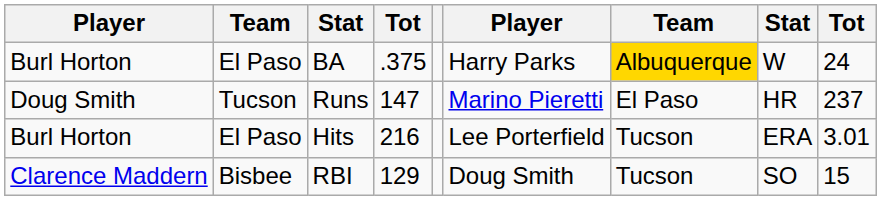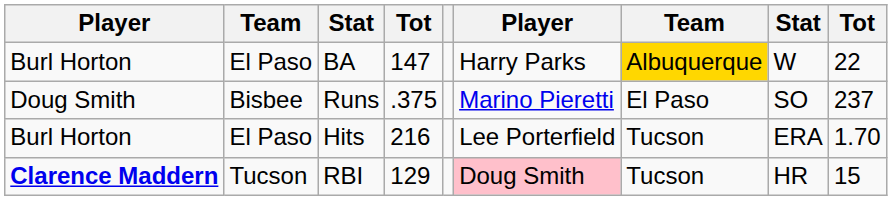(403, 61) .375 -> (410, 61) 147
(837, 61) 24 -> (847, 61) 22
(258, 99) Tucson -> (266, 99) Bisbee
(400, 99) 147 -> (414, 99) .375
(780, 99) HR -> (791, 99) SO
(847, 137) 3.01 -> (857, 137) 1.70
(109, 175) normal -> (114, 175) bold
(255, 175) Bisbee -> (268, 175) Tucson
(511, 175) no background -> (522, 175) pink background
(780, 175) SO -> (791, 175) HR
